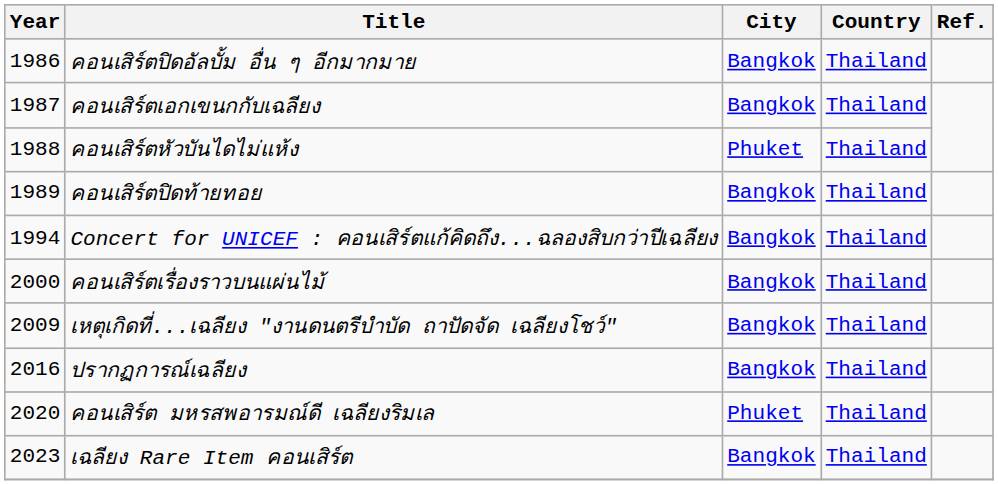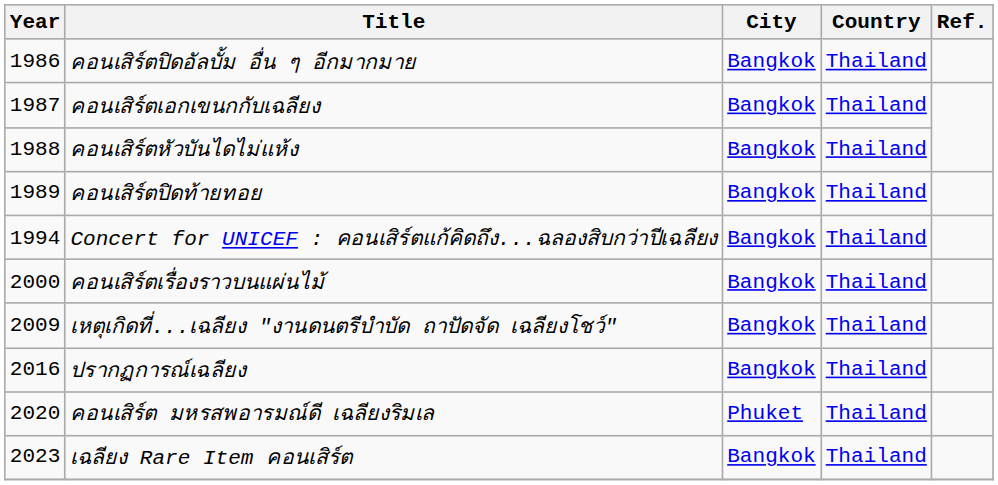(765, 149) Phuket -> (771, 149) Bangkok
